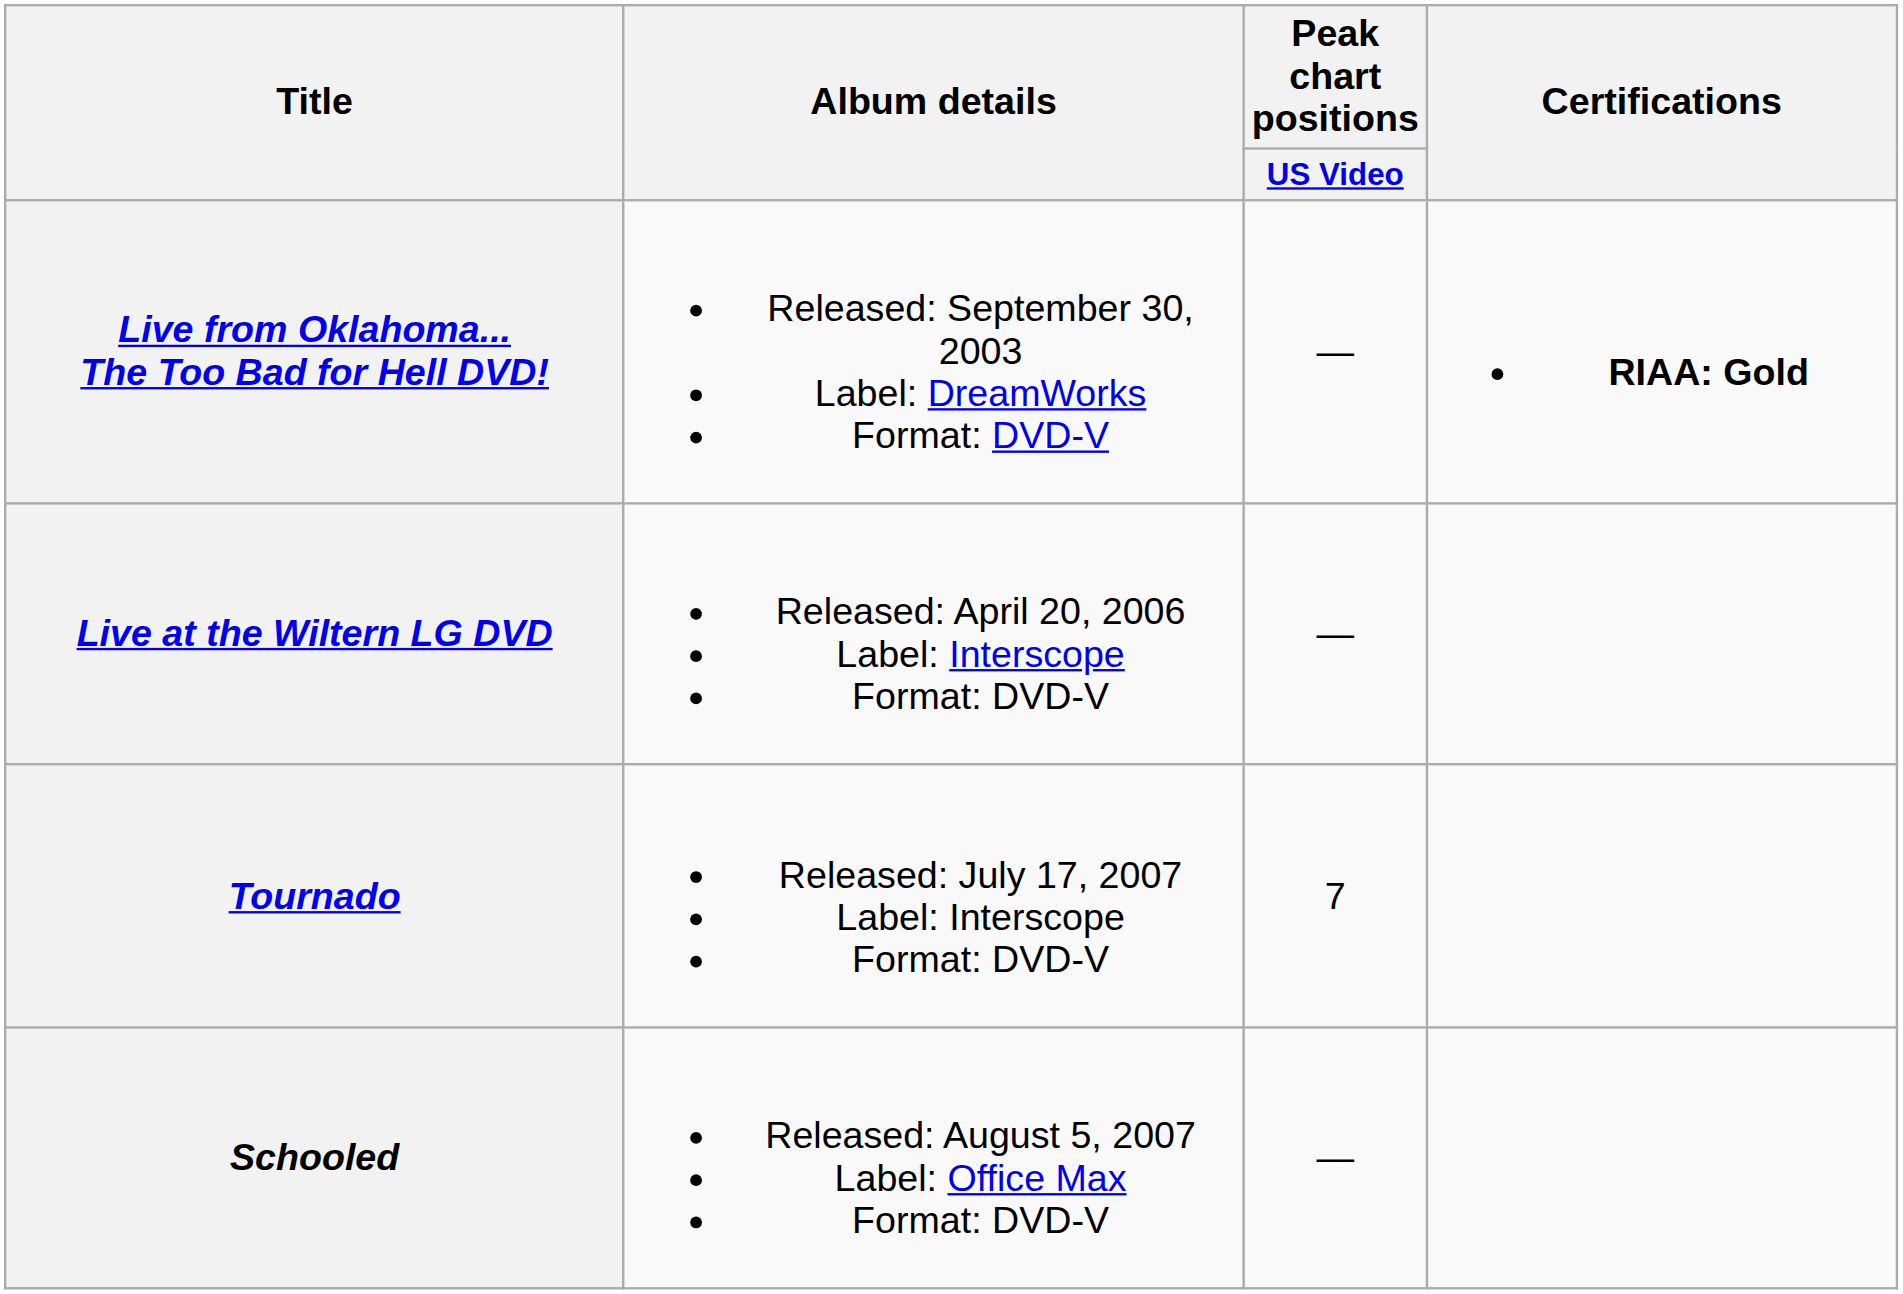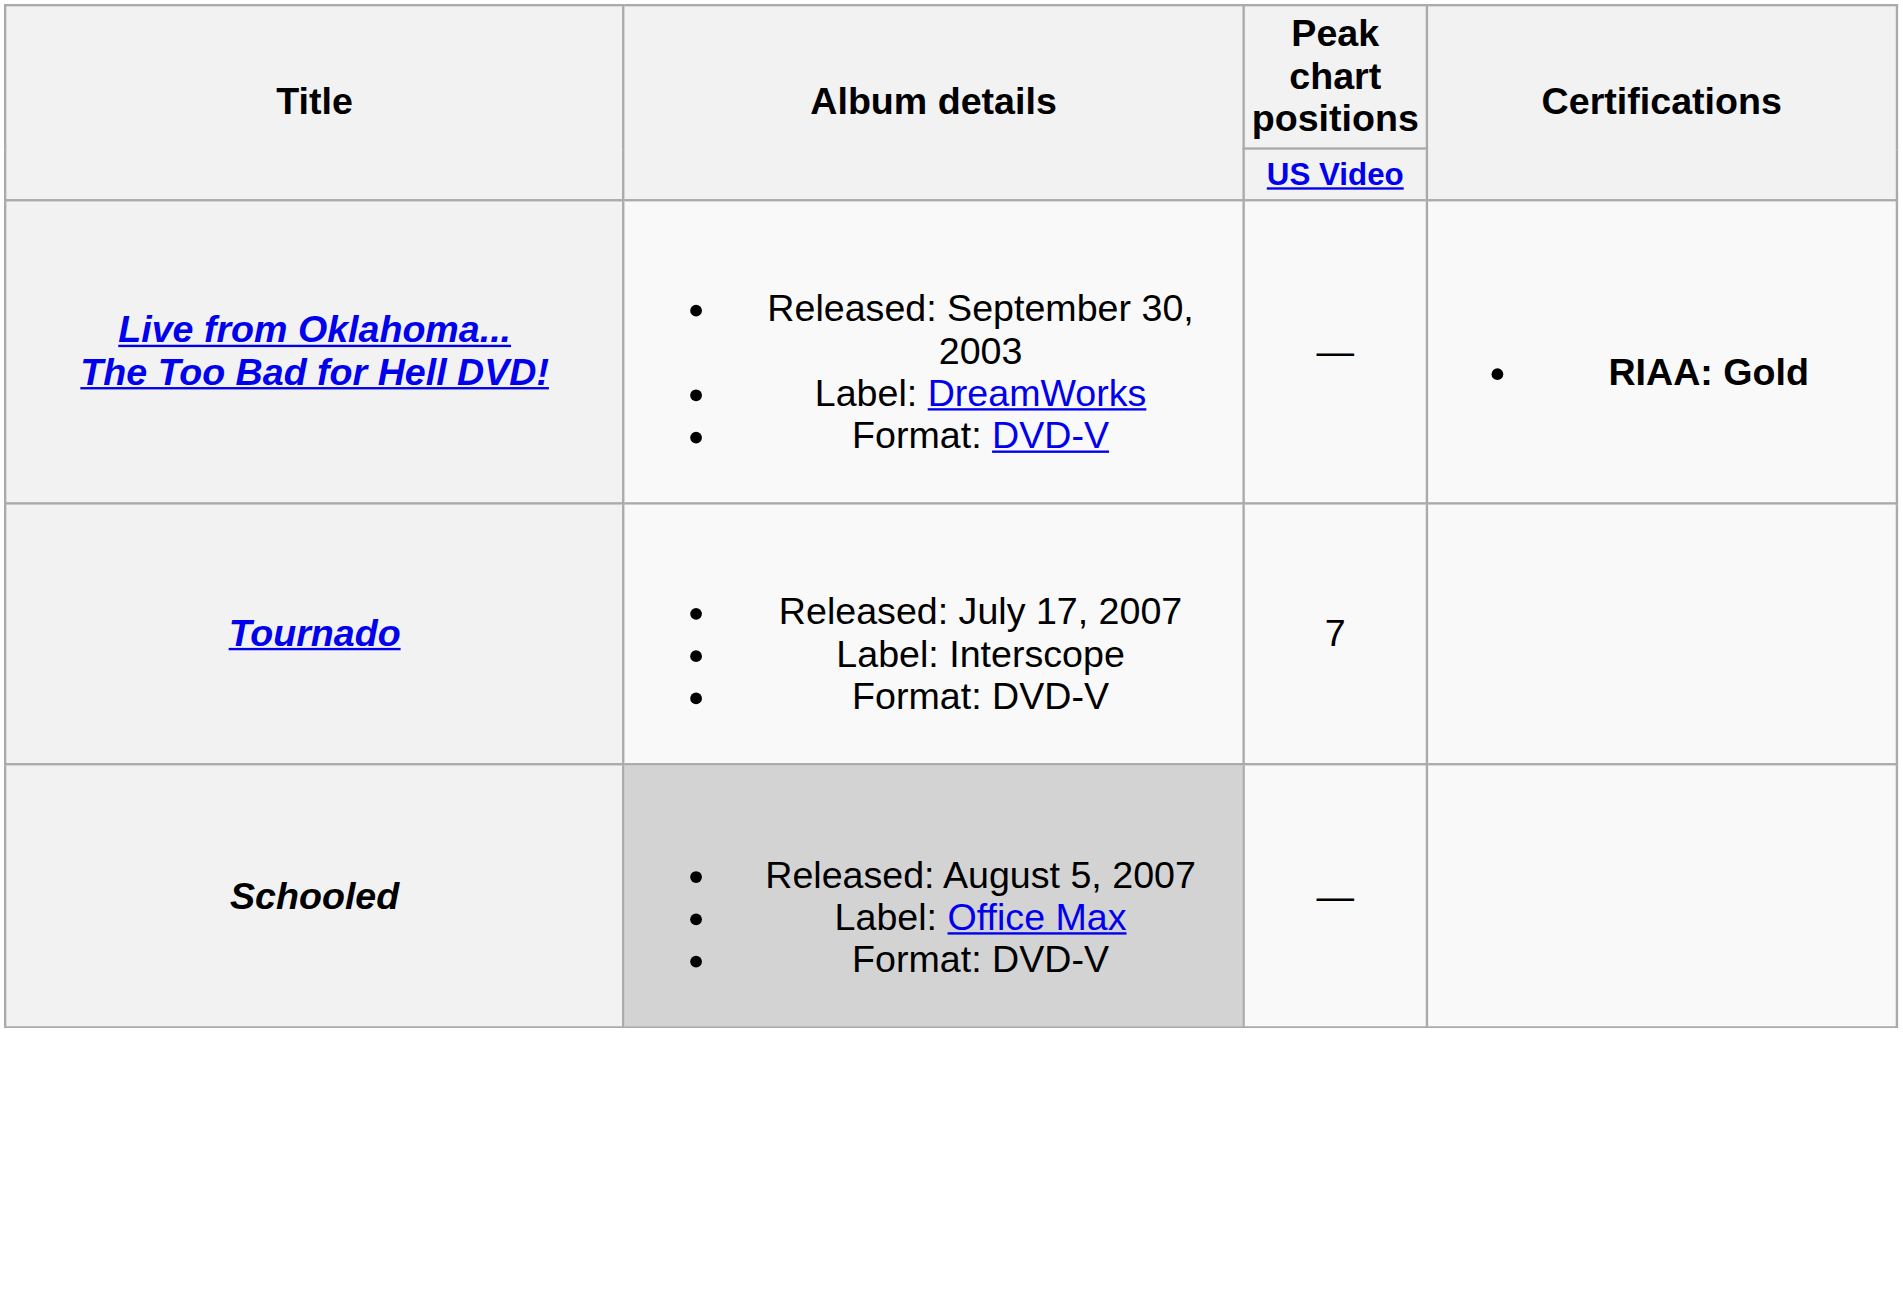- row: (315, 633)
(934, 1179) no background -> (934, 917) lightgrey background
